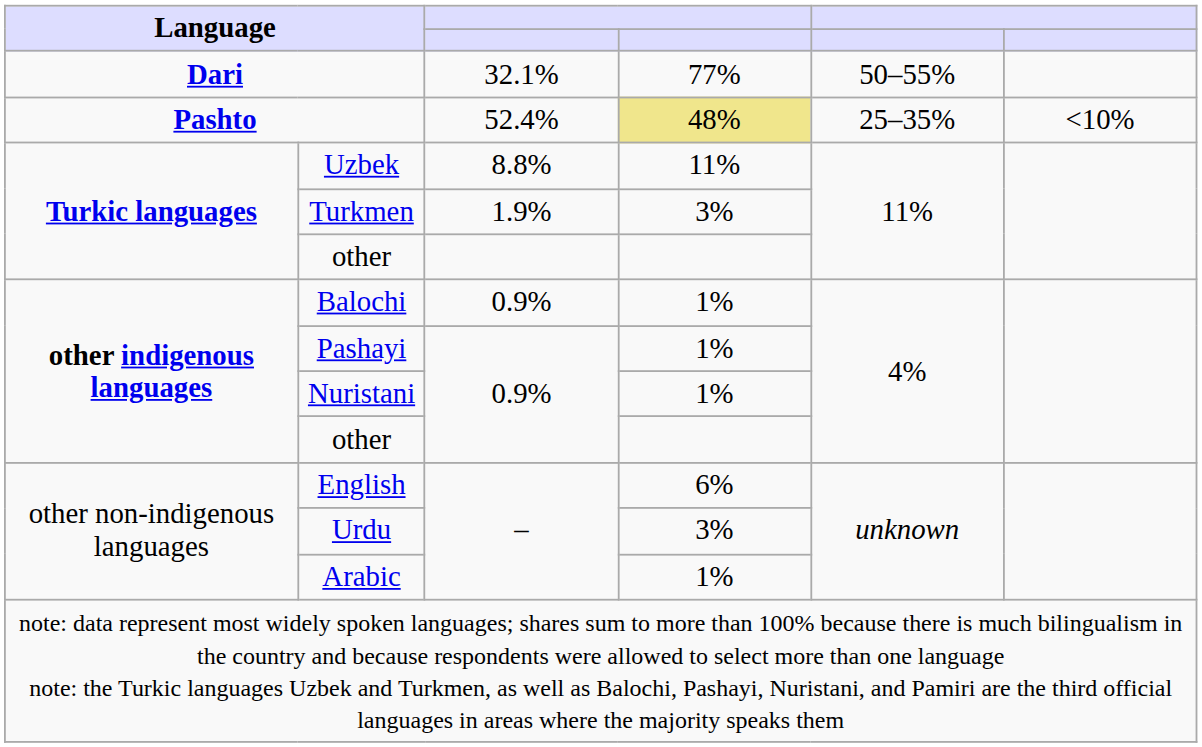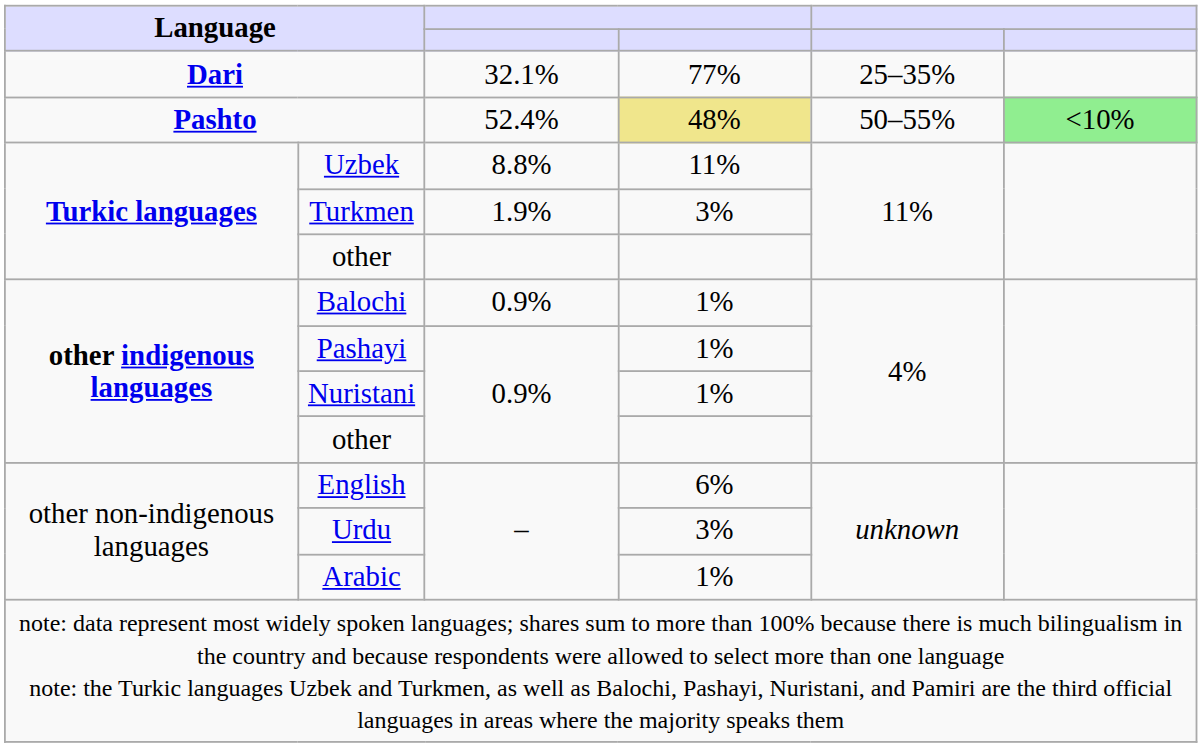(907, 73) 50–55% -> (907, 73) 25–35%
(907, 119) 25–35% -> (907, 119) 50–55%
(1100, 119) no background -> (1100, 119) lightgreen background
